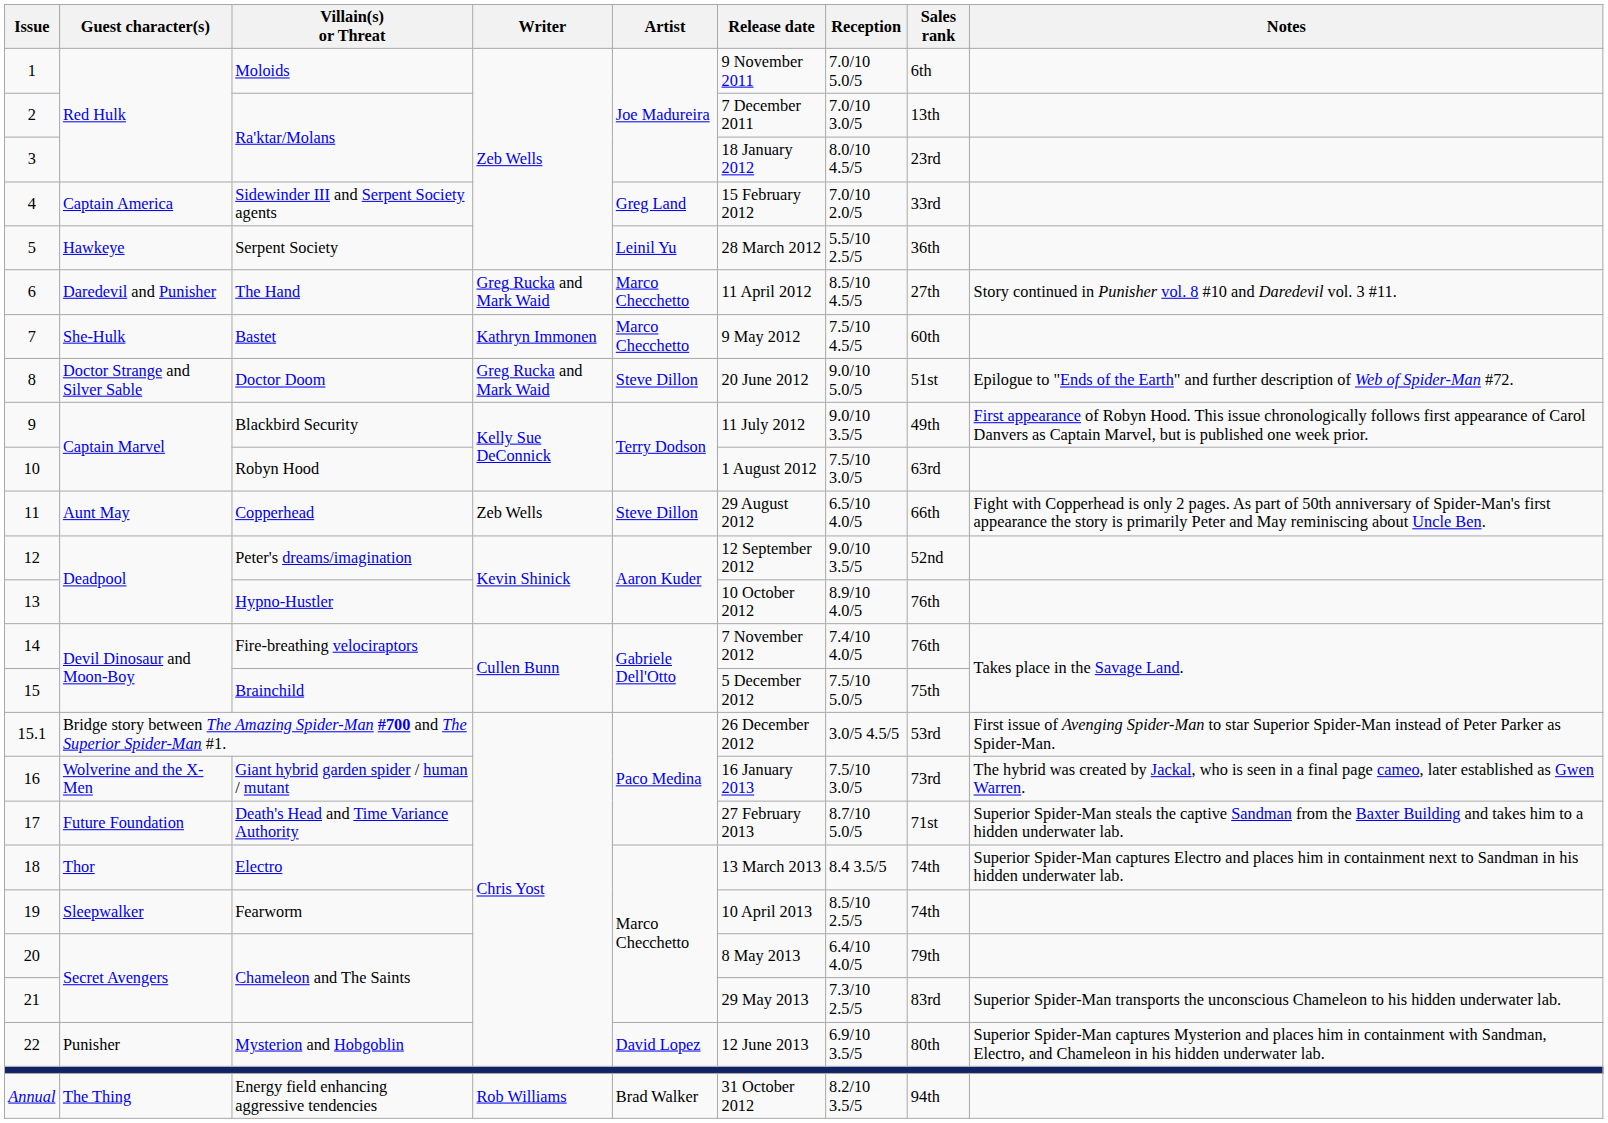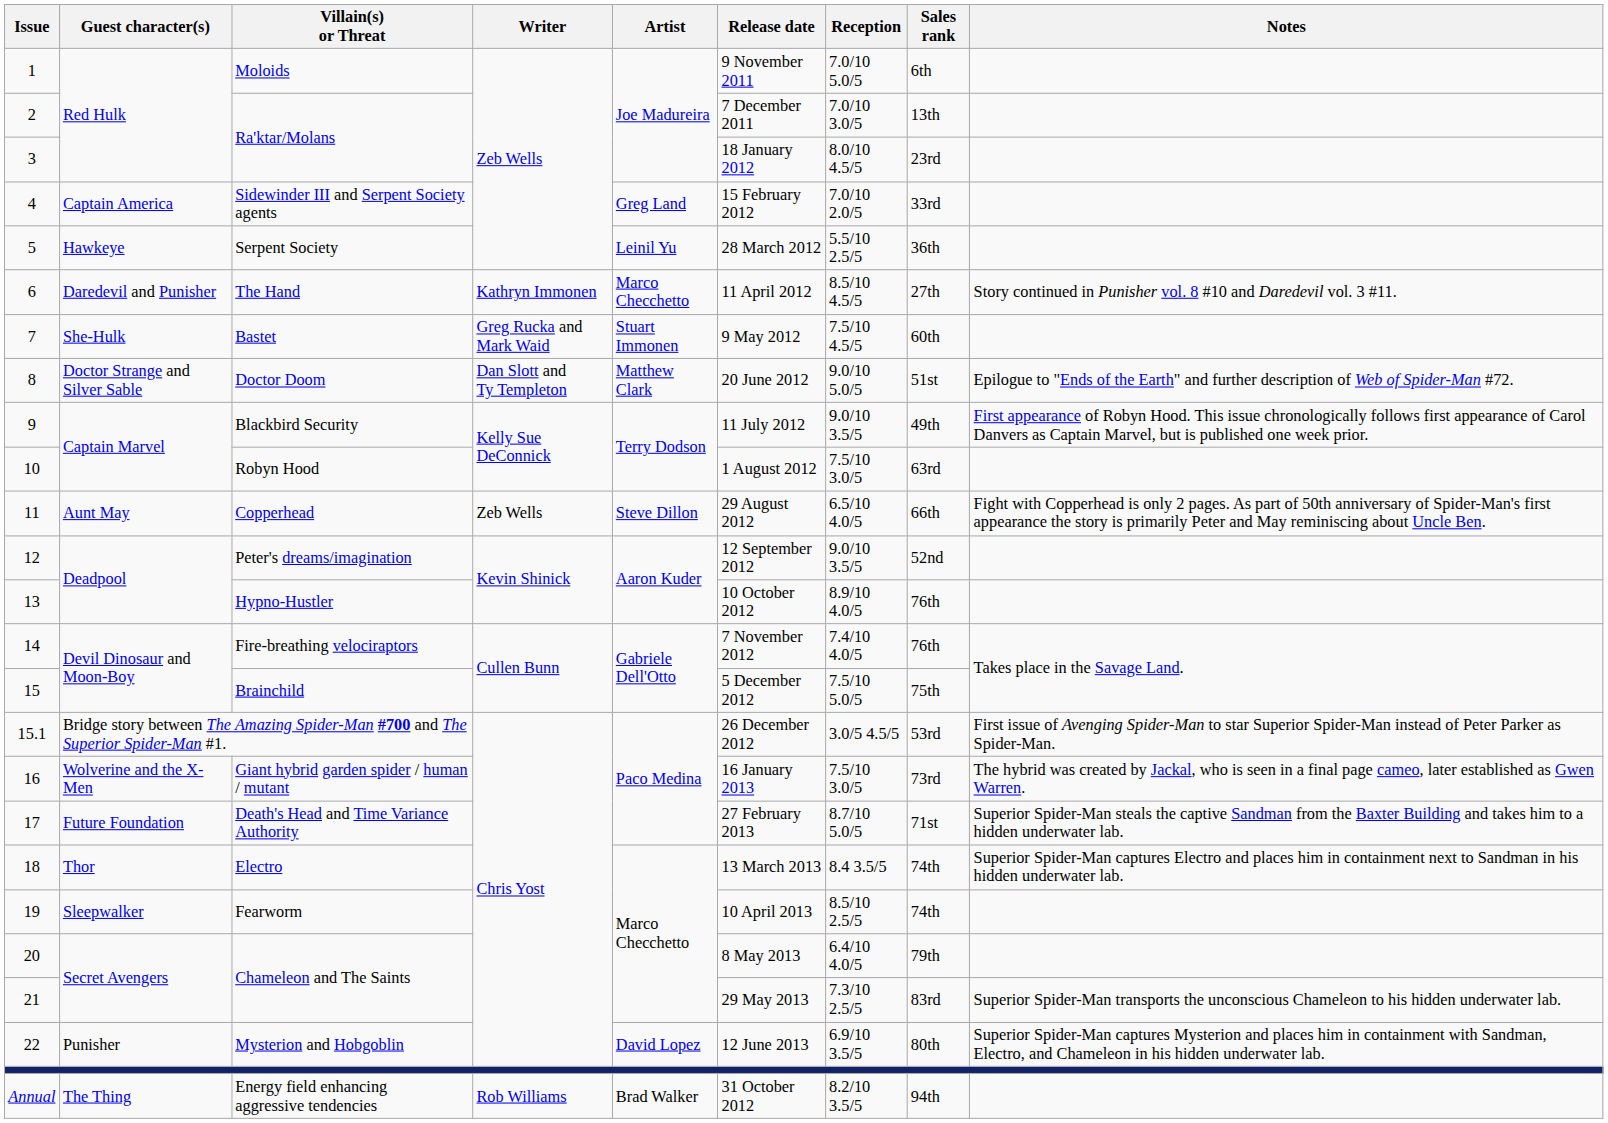(529, 292) Greg Rucka and Mark Waid -> (537, 292) Kathryn Immonen
(537, 336) Kathryn Immonen -> (529, 336) Greg Rucka and Mark Waid
(653, 336) Marco Checchetto -> (647, 336) Stuart Immonen
(529, 380) Greg Rucka and Mark Waid -> (522, 380) Dan Slott and Ty Templeton
(657, 380) Steve Dillon -> (645, 380) Matthew Clark
